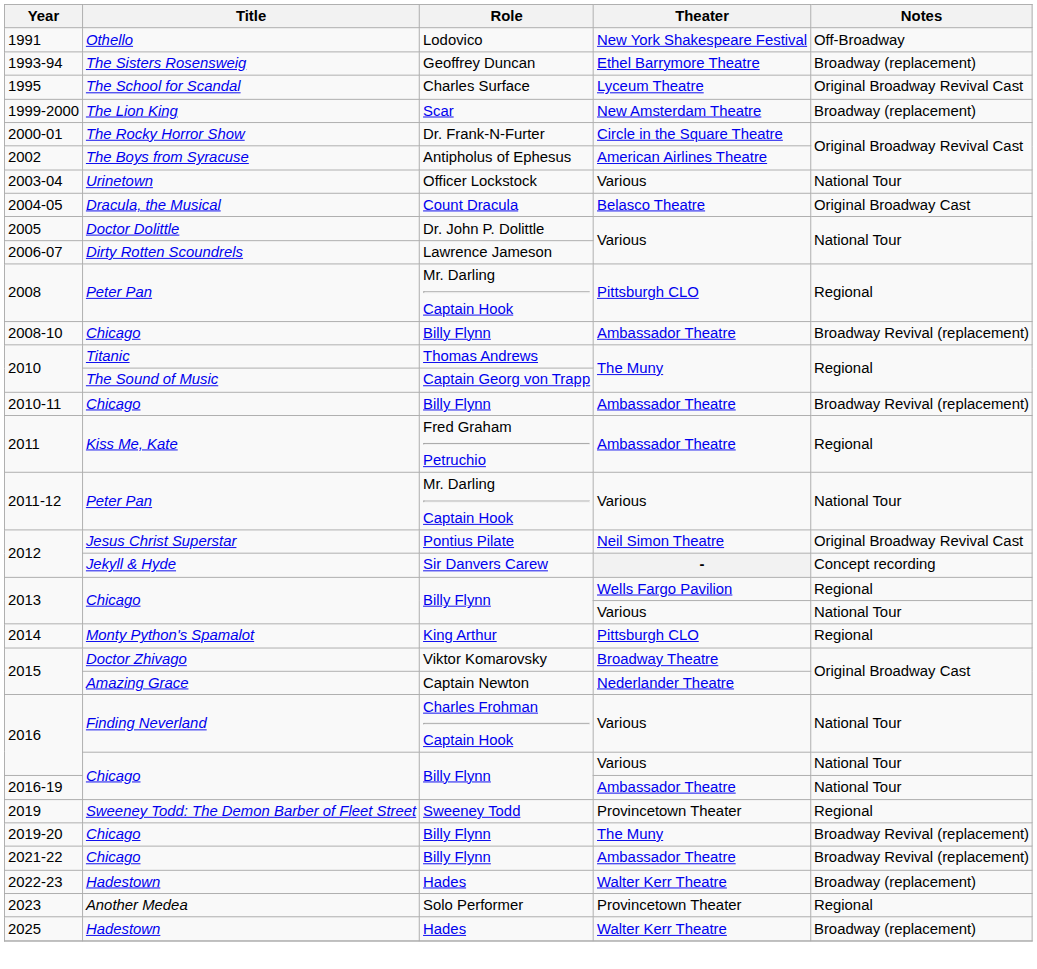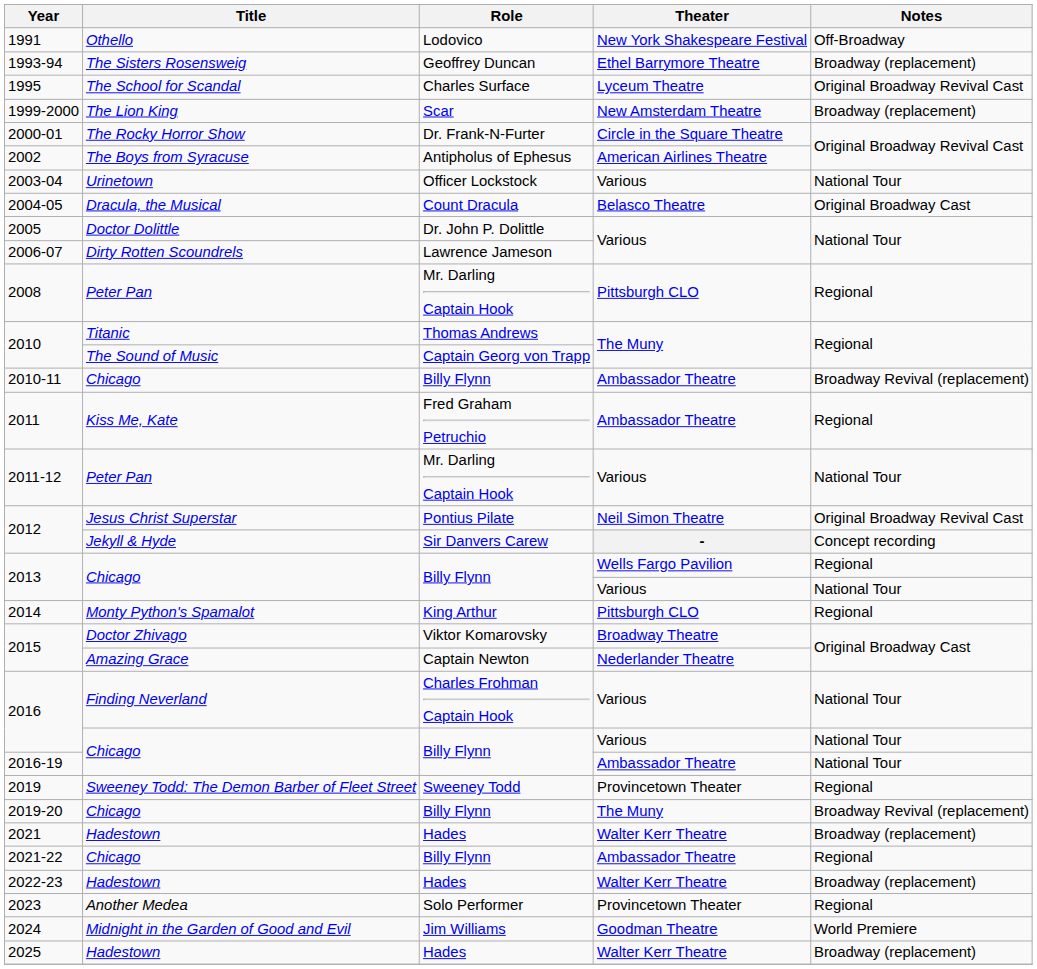- row: (35, 332)
+ row: (24, 834)
(921, 858) Broadway Revival (replacement) -> (843, 858) Regional
+ row: (24, 928)
